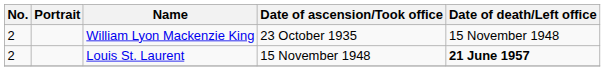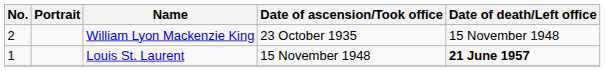(11, 55) 2 -> (11, 55) 1
